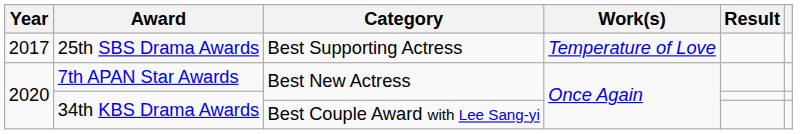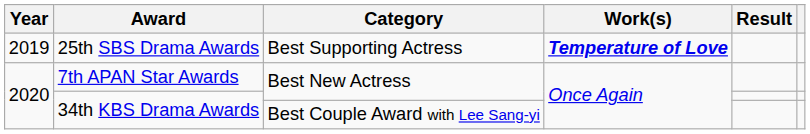(29, 47) 2017 -> (29, 47) 2019
(632, 47) normal -> (638, 47) bold
